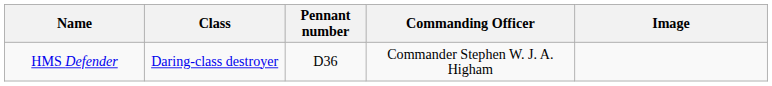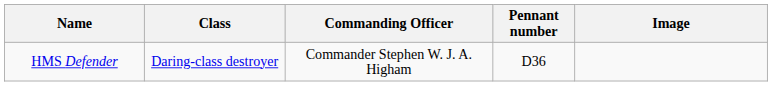columns swapped: (325, 23) <-> (470, 23)
